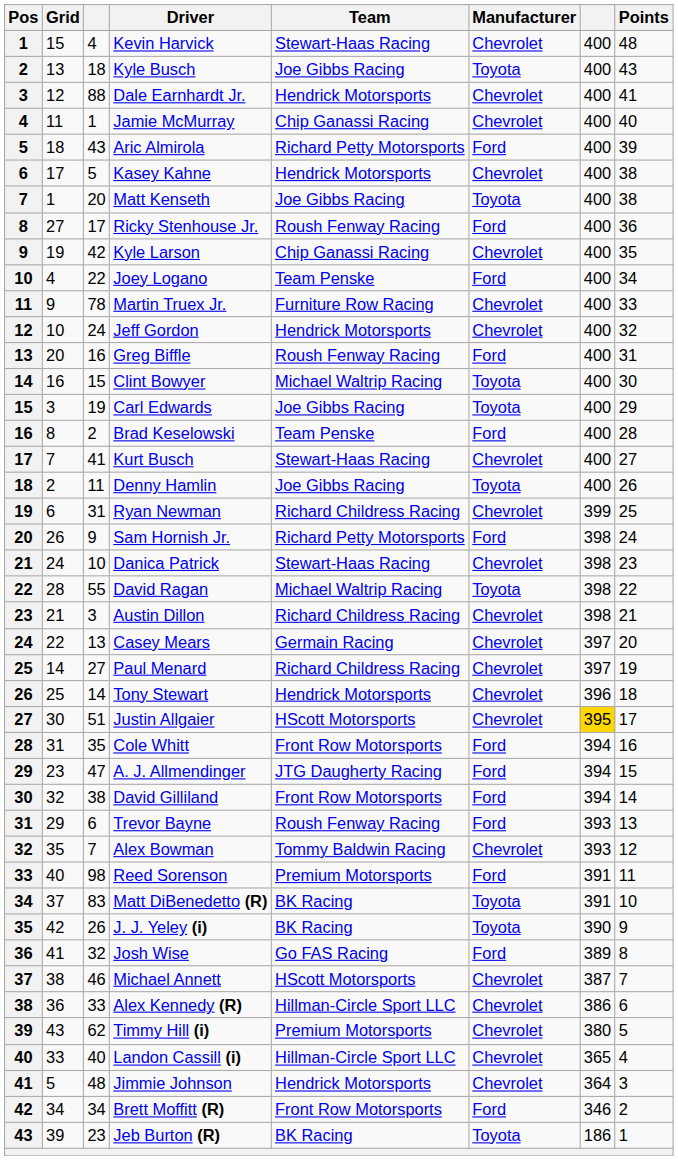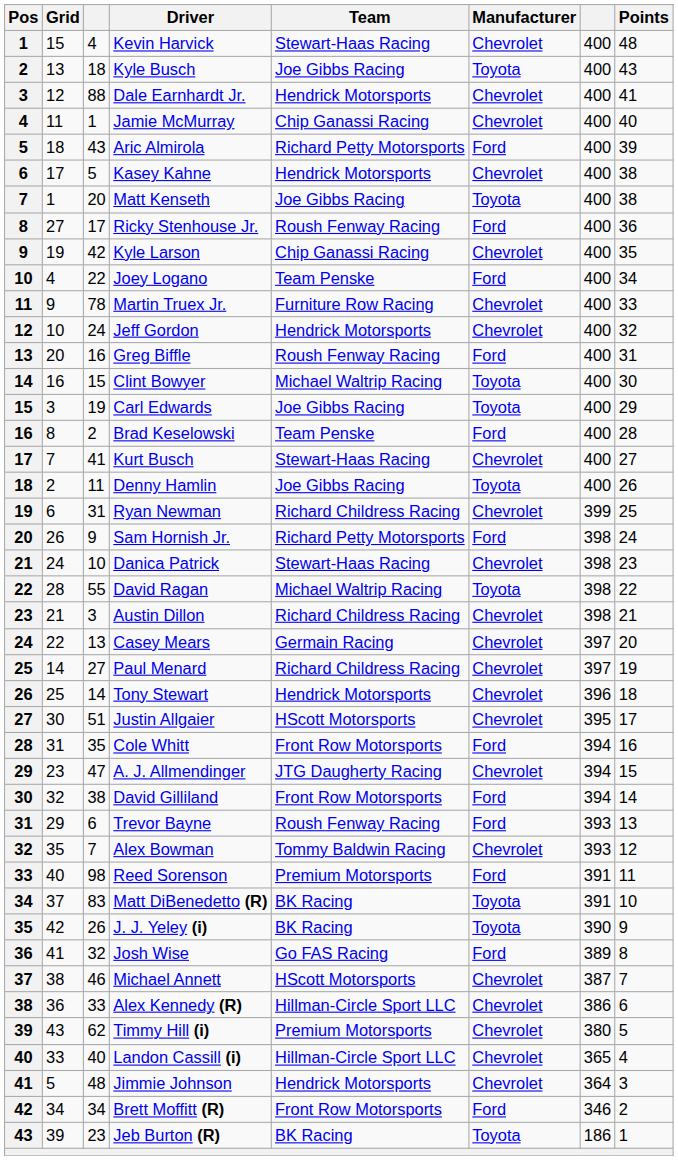(598, 719) gold background -> (598, 719) no background
(489, 771) Ford -> (507, 771) Chevrolet
